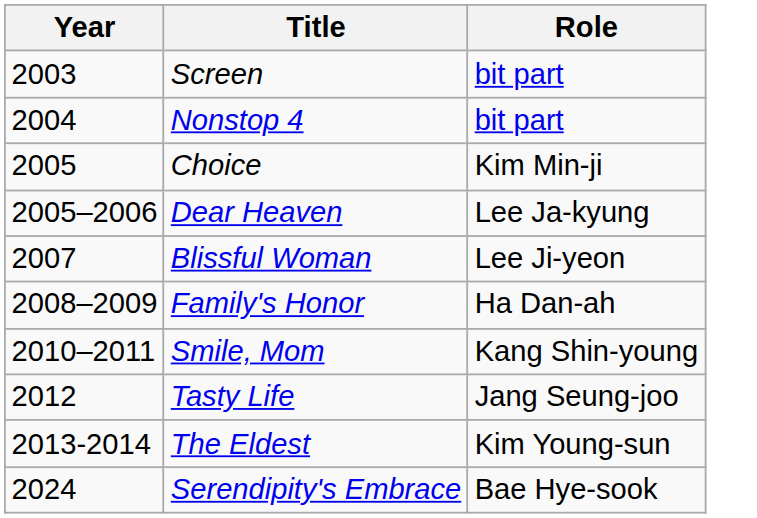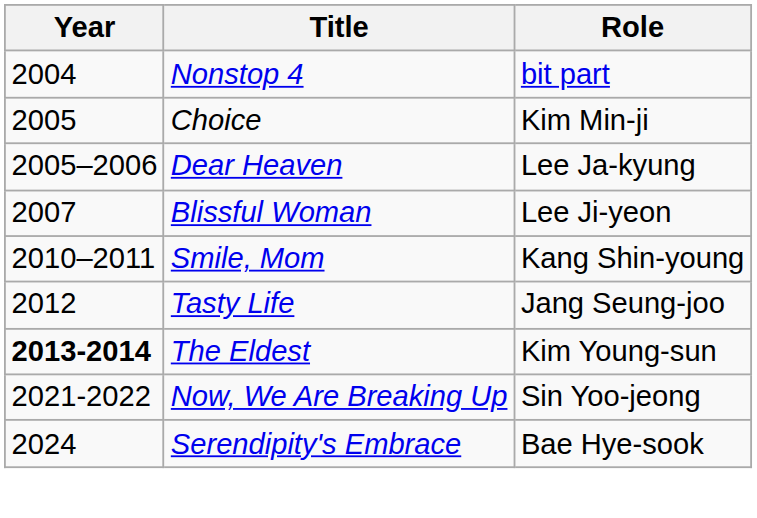- row: (217, 73)
- row: (267, 304)
(81, 443) normal -> (81, 350) bold
+ row: (339, 397)
